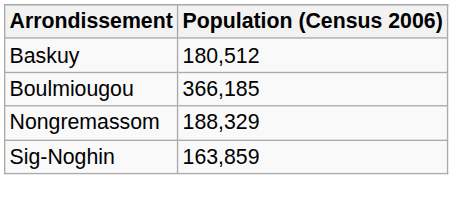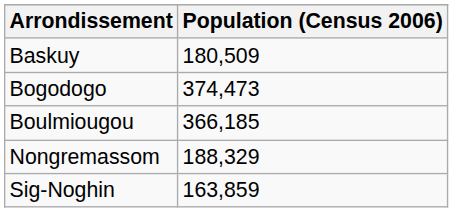(221, 55) 180,512 -> (221, 55) 180,509
+ row: (58, 88)
